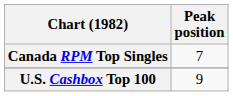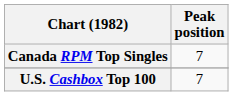(200, 79) 9 -> (200, 79) 7
